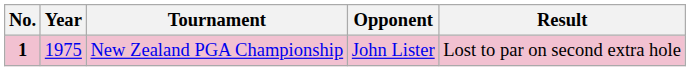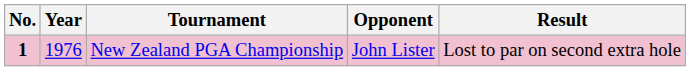(63, 50) 1975 -> (63, 50) 1976
